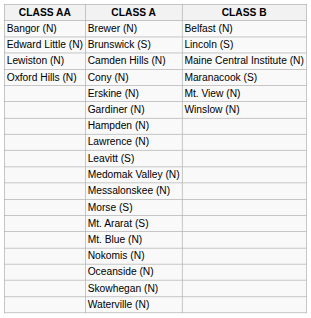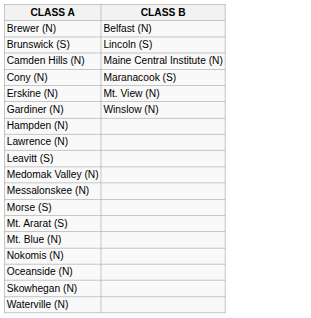- column: (45, 12)
